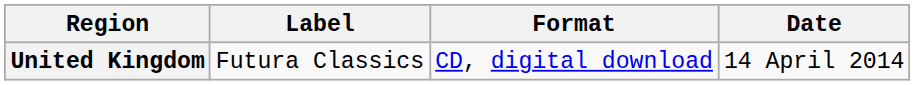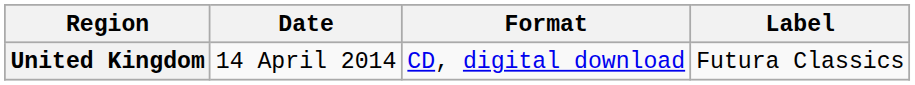columns swapped: (814, 24) <-> (320, 24)
